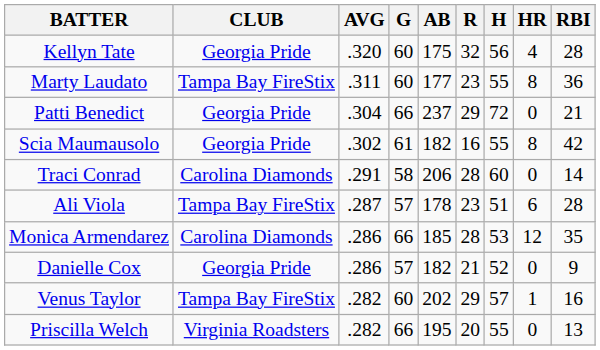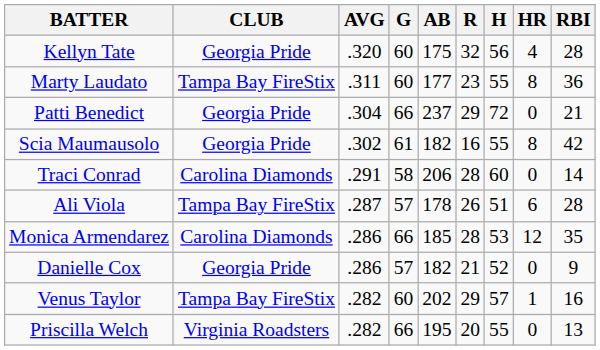(470, 205) 23 -> (470, 205) 26
